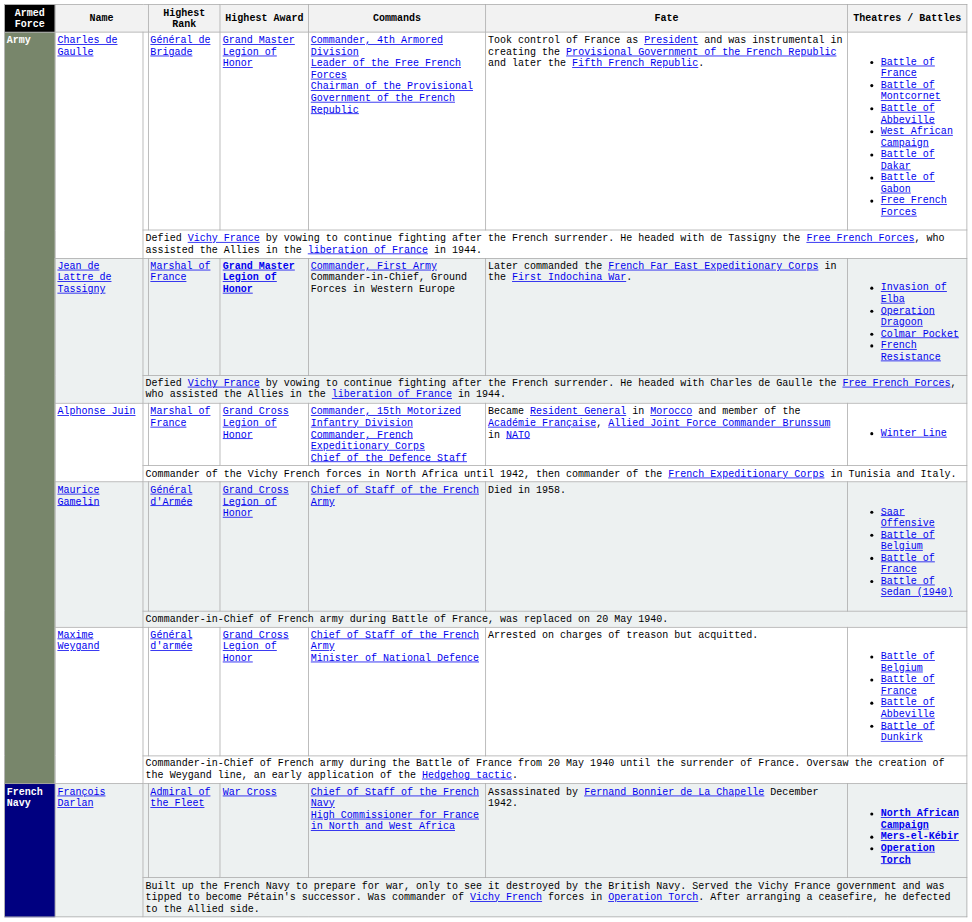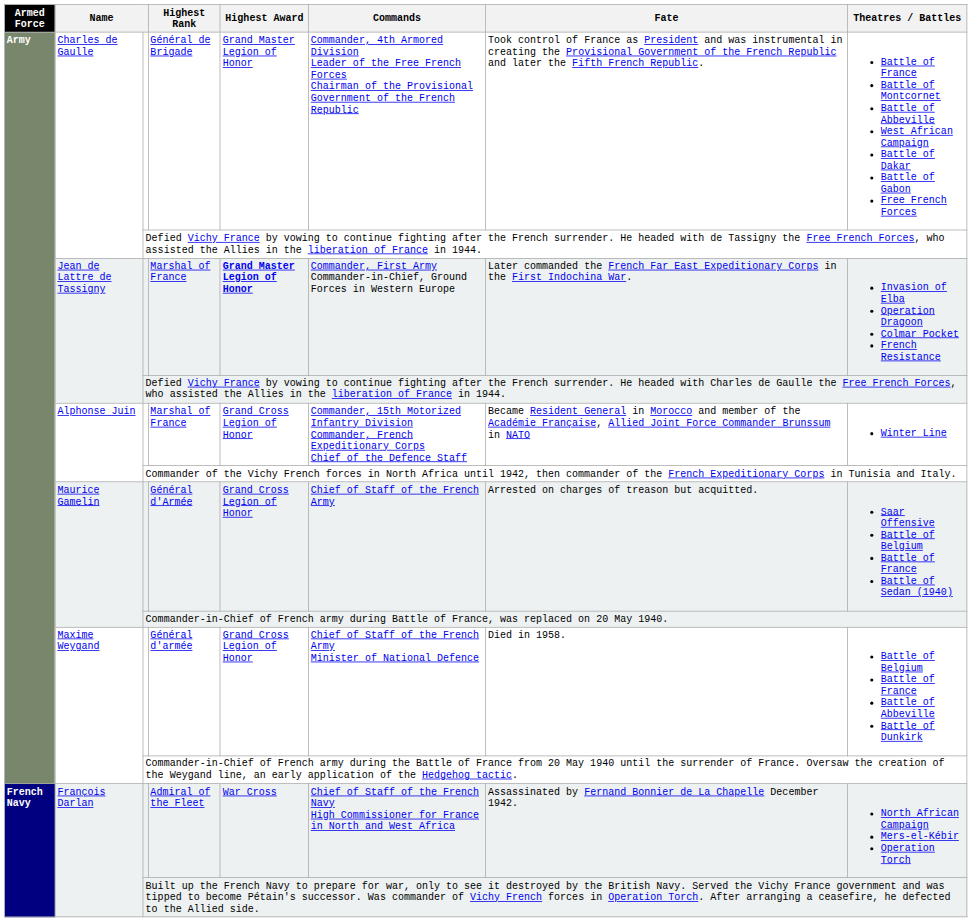(527, 490) Died in 1958. -> (623, 490) Arrested on charges of treason but acquitted.
(623, 635) Arrested on charges of treason but acquitted. -> (527, 635) Died in 1958.
(907, 836) bold -> (907, 836) normal
